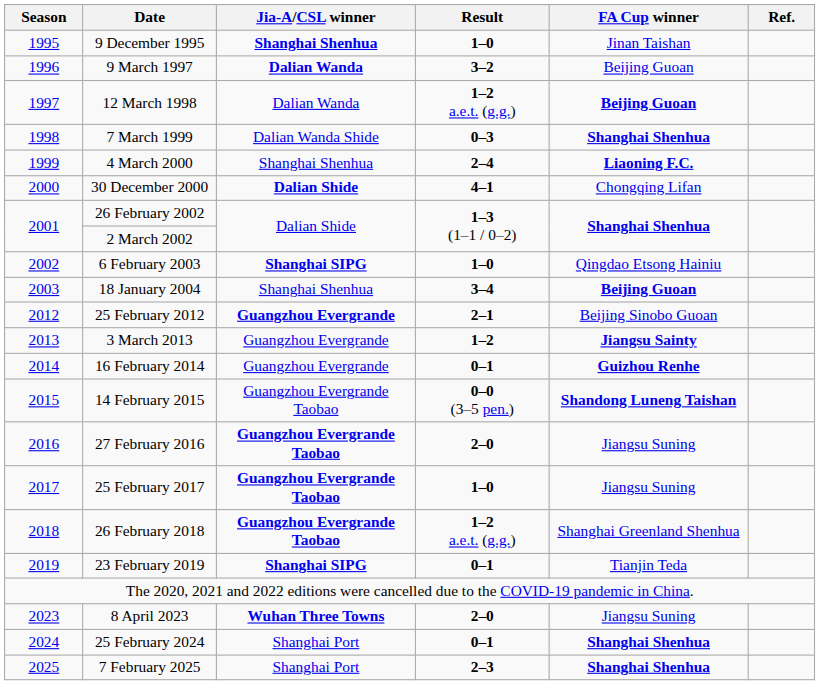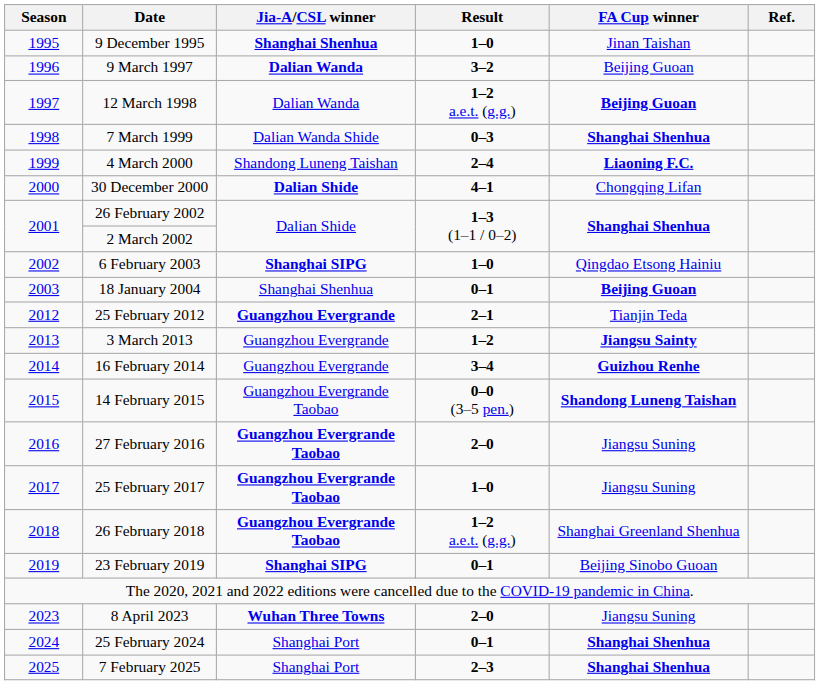(316, 162) Shanghai Shenhua -> (316, 162) Shandong Luneng Taishan
(482, 289) 3–4 -> (482, 289) 0–1
(649, 315) Beijing Sinobo Guoan -> (649, 315) Tianjin Teda
(482, 366) 0–1 -> (482, 366) 3–4
(649, 565) Tianjin Teda -> (649, 565) Beijing Sinobo Guoan
